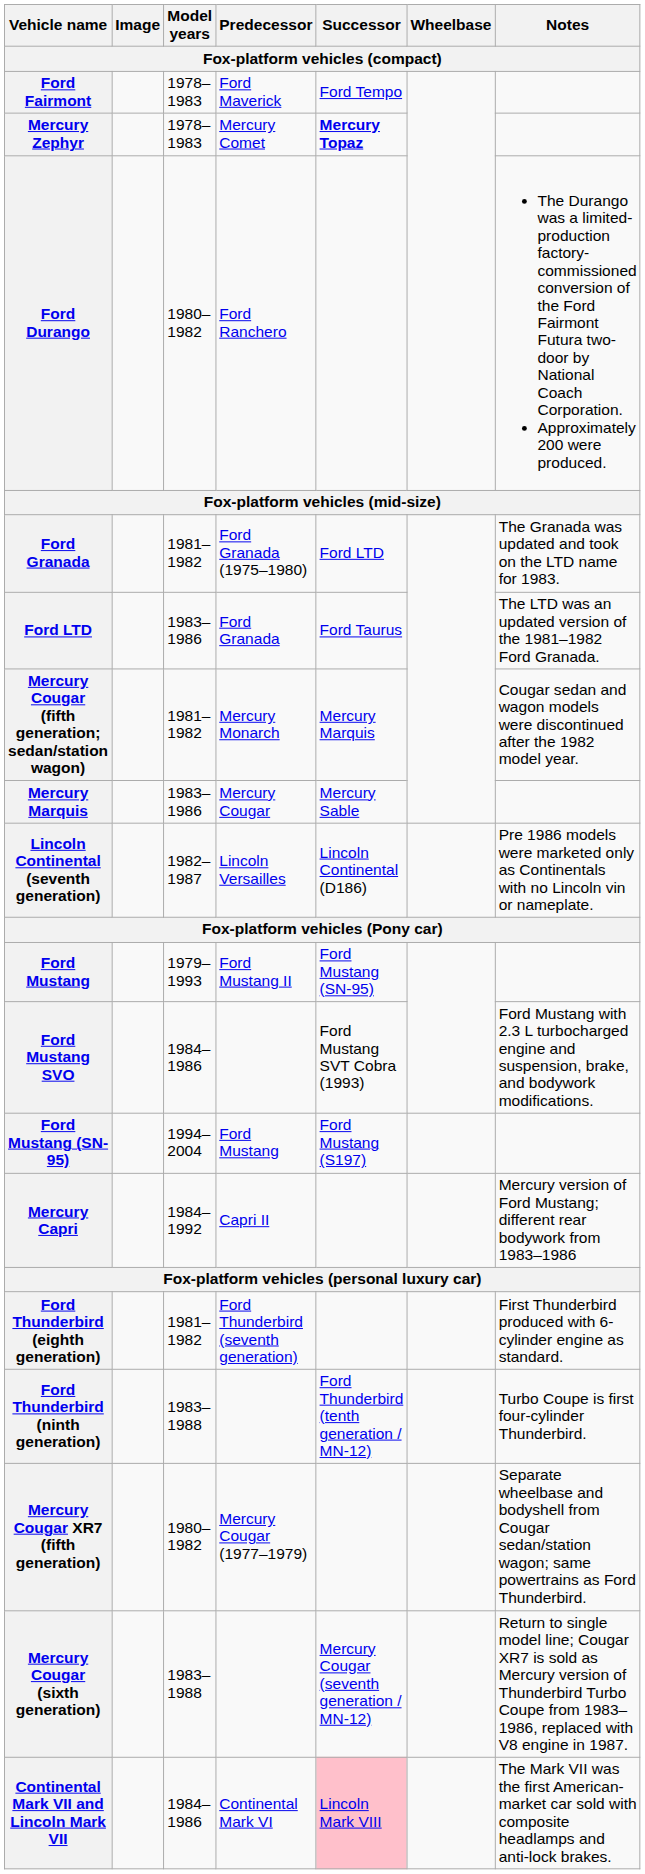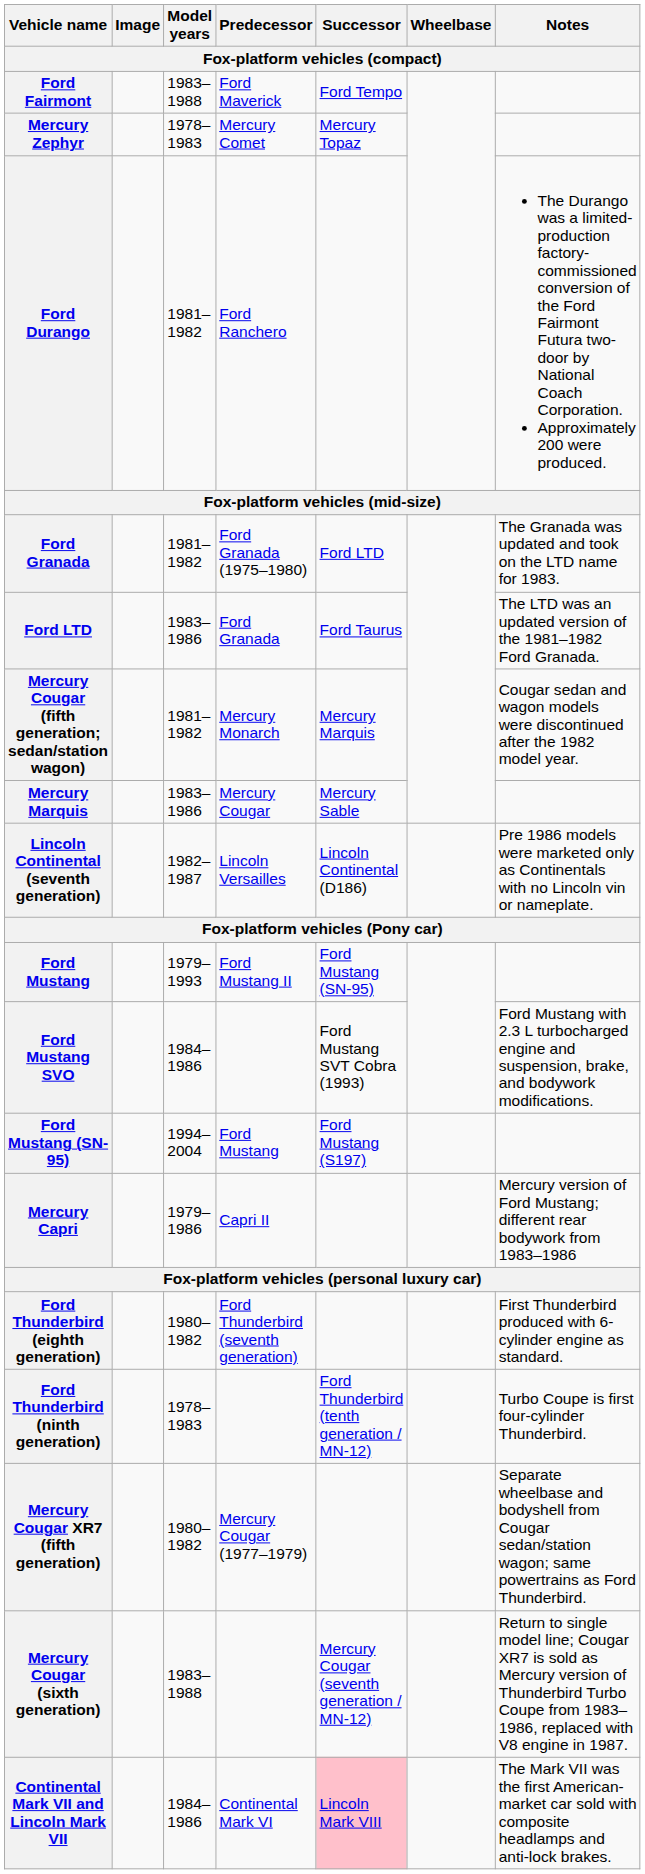(189, 92) 1978–1983 -> (189, 92) 1983–1988
(350, 134) bold -> (348, 134) normal
(189, 322) 1980–1982 -> (189, 322) 1981–1982
(189, 1220) 1984–1992 -> (189, 1220) 1979–1986
(189, 1330) 1981–1982 -> (189, 1330) 1980–1982
(189, 1416) 1983–1988 -> (189, 1416) 1978–1983
